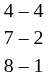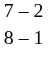- row: (24, 10)
